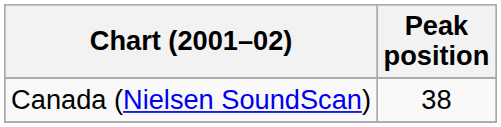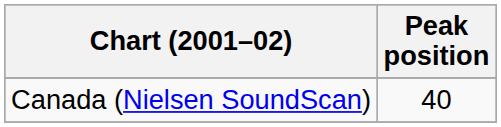(436, 99) 38 -> (436, 99) 40
